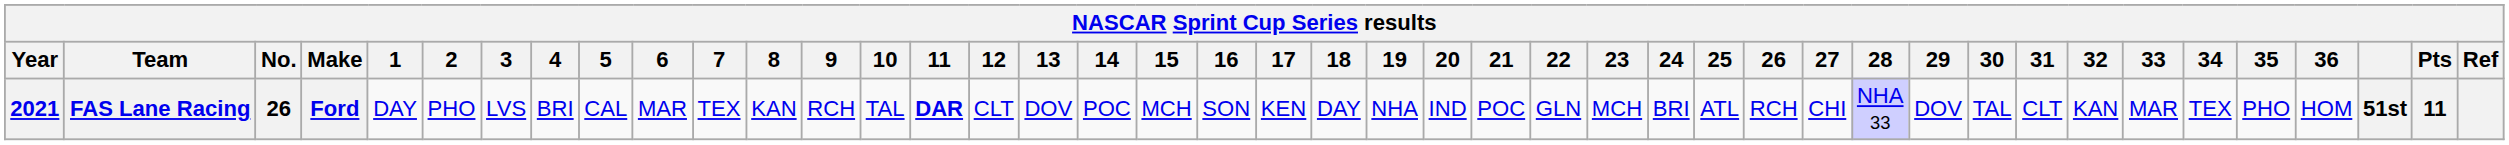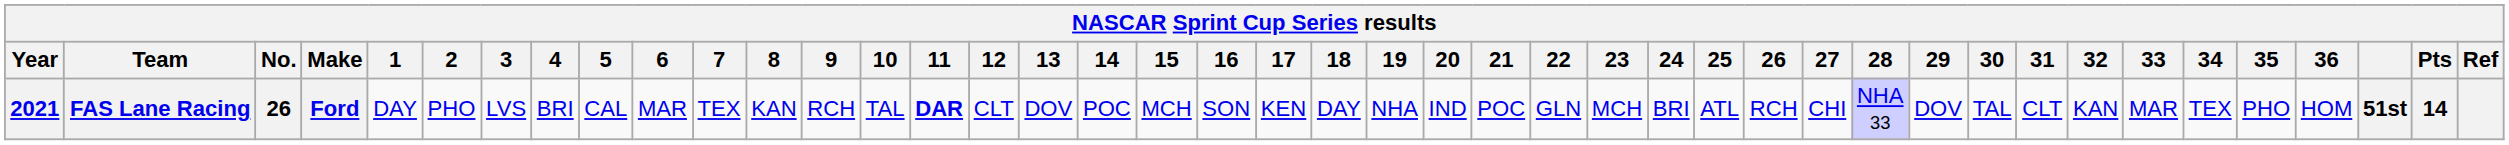(2435, 109) 11 -> (2435, 109) 14
